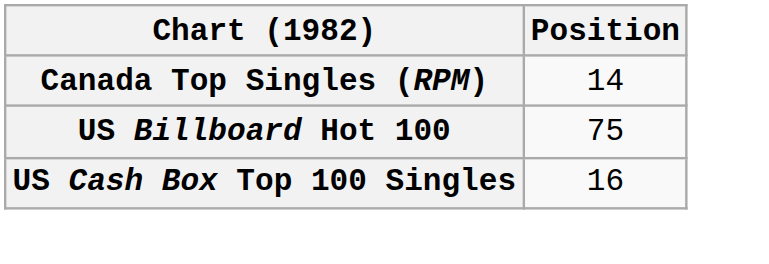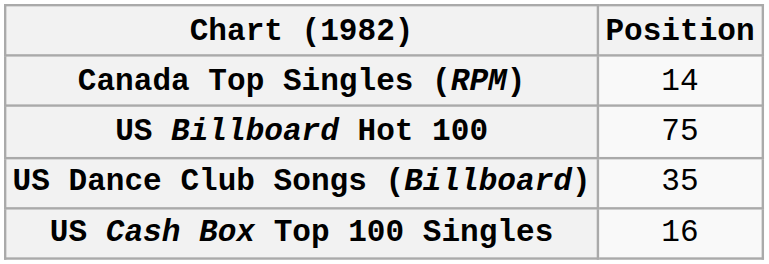+ row: (302, 182)
